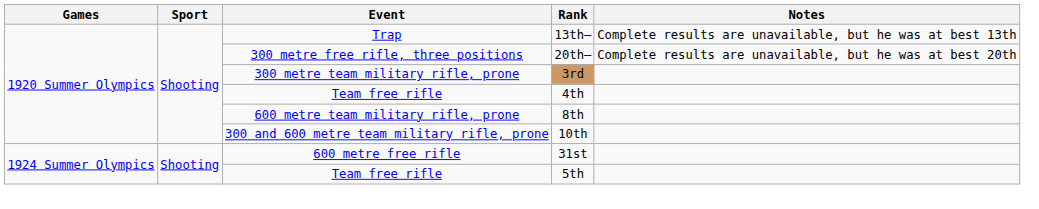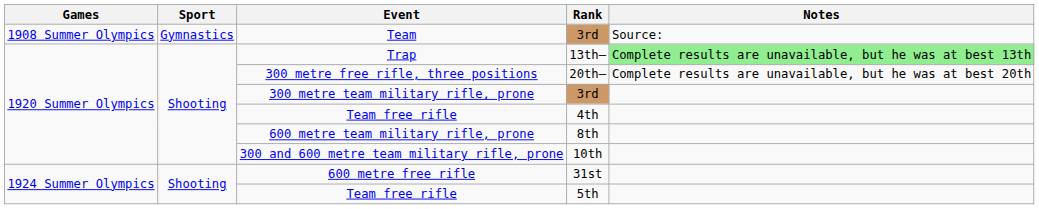+ row: (402, 34)
(807, 34) no background -> (822, 54) lightgreen background
